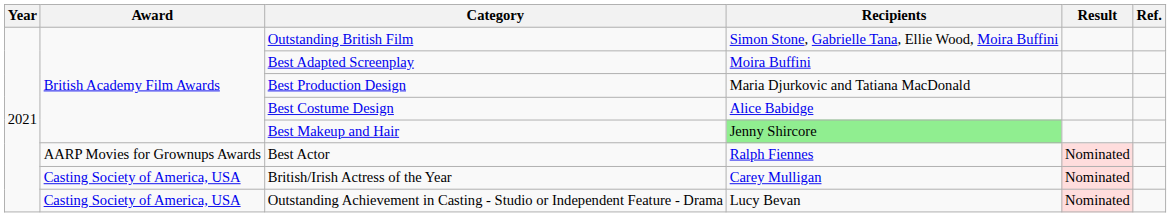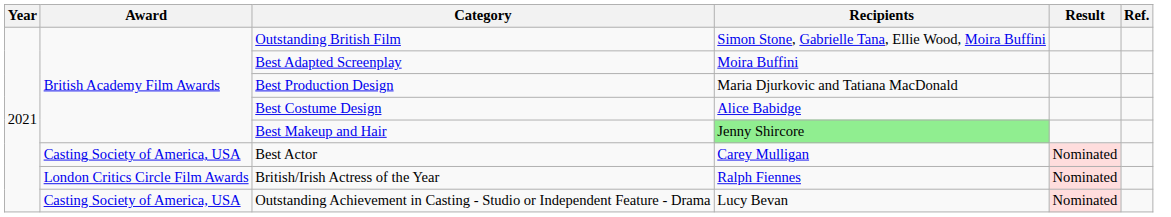(152, 154) AARP Movies for Grownups Awards -> (142, 154) Casting Society of America, USA
(772, 154) Ralph Fiennes -> (763, 154) Carey Mulligan
(142, 177) Casting Society of America, USA -> (146, 177) London Critics Circle Film Awards
(776, 177) Carey Mulligan -> (759, 177) Ralph Fiennes
